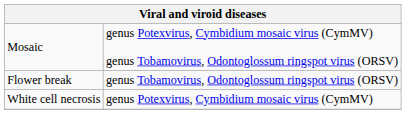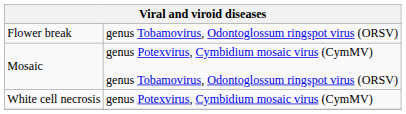rows swapped: (39, 80) <-> (25, 47)
